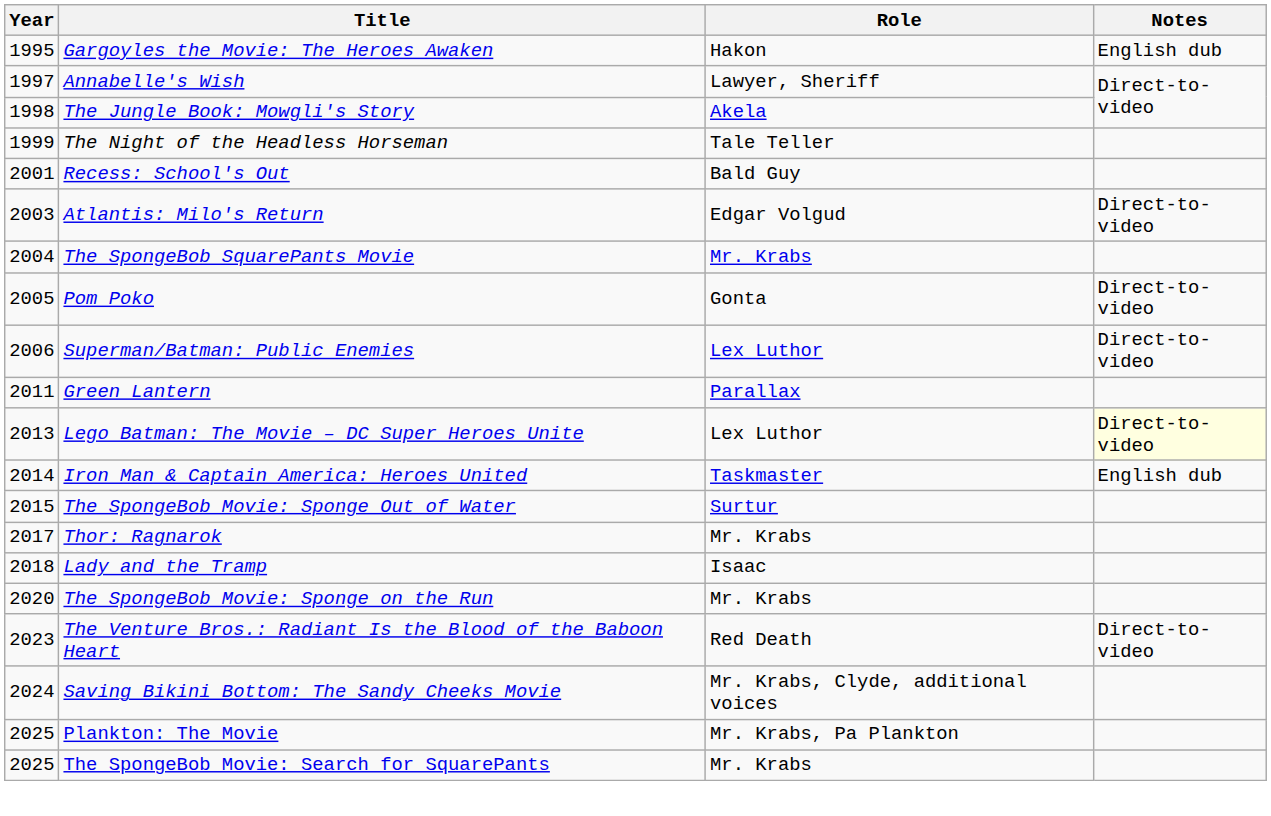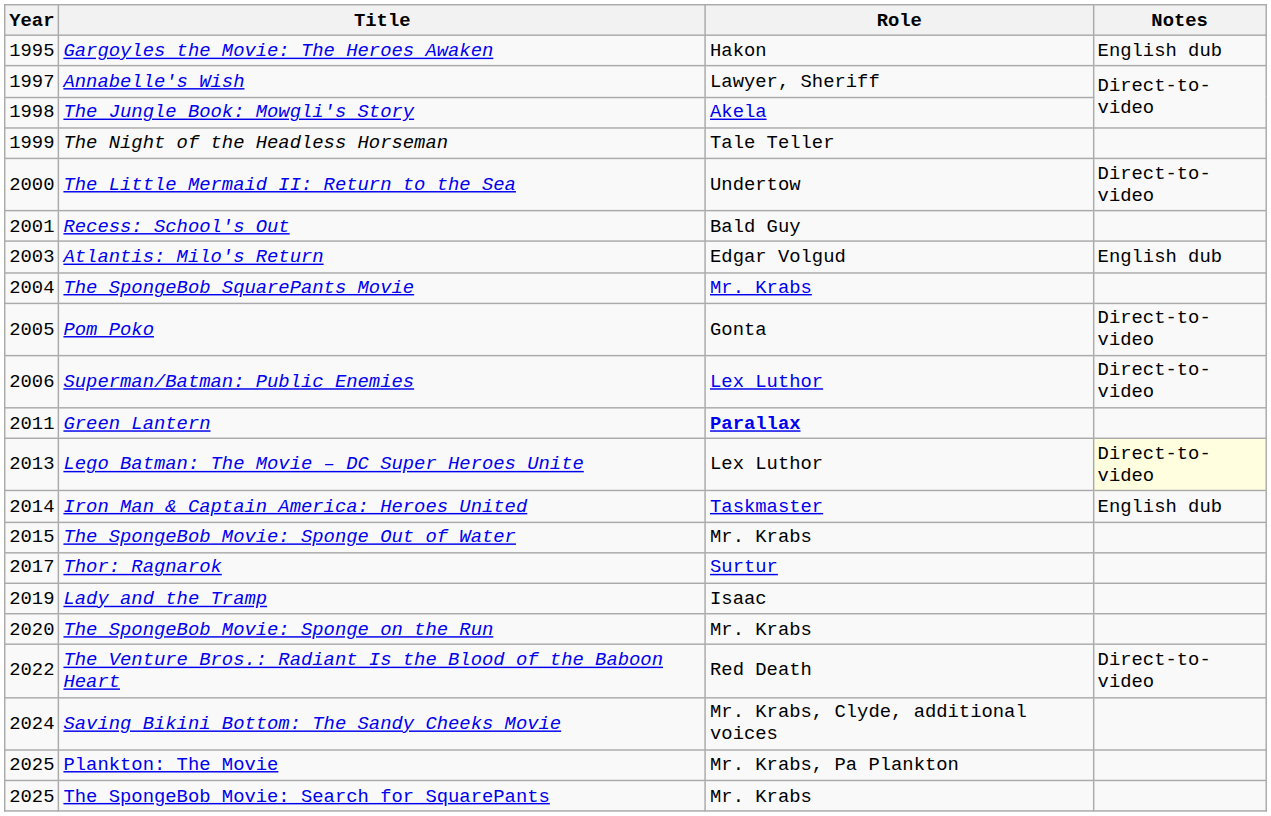+ row: (290, 185)
(1154, 215) Direct-to-video -> (1160, 257) English dub
(755, 393) normal -> (755, 423) bold
(744, 506) Surtur -> (761, 537) Mr. Krabs
(761, 537) Mr. Krabs -> (744, 568) Surtur
(32, 568) 2018 -> (32, 599) 2019
(32, 640) 2023 -> (32, 671) 2022
